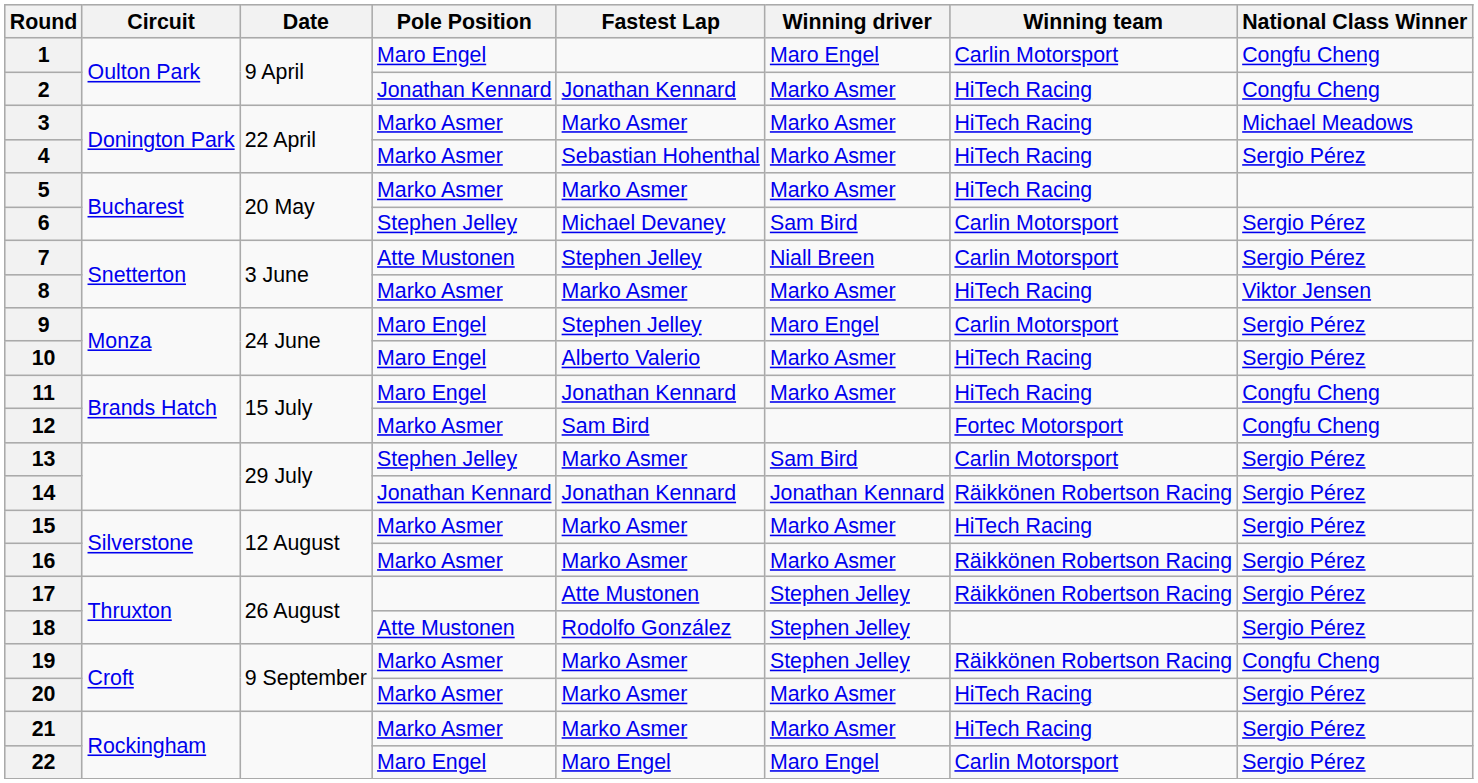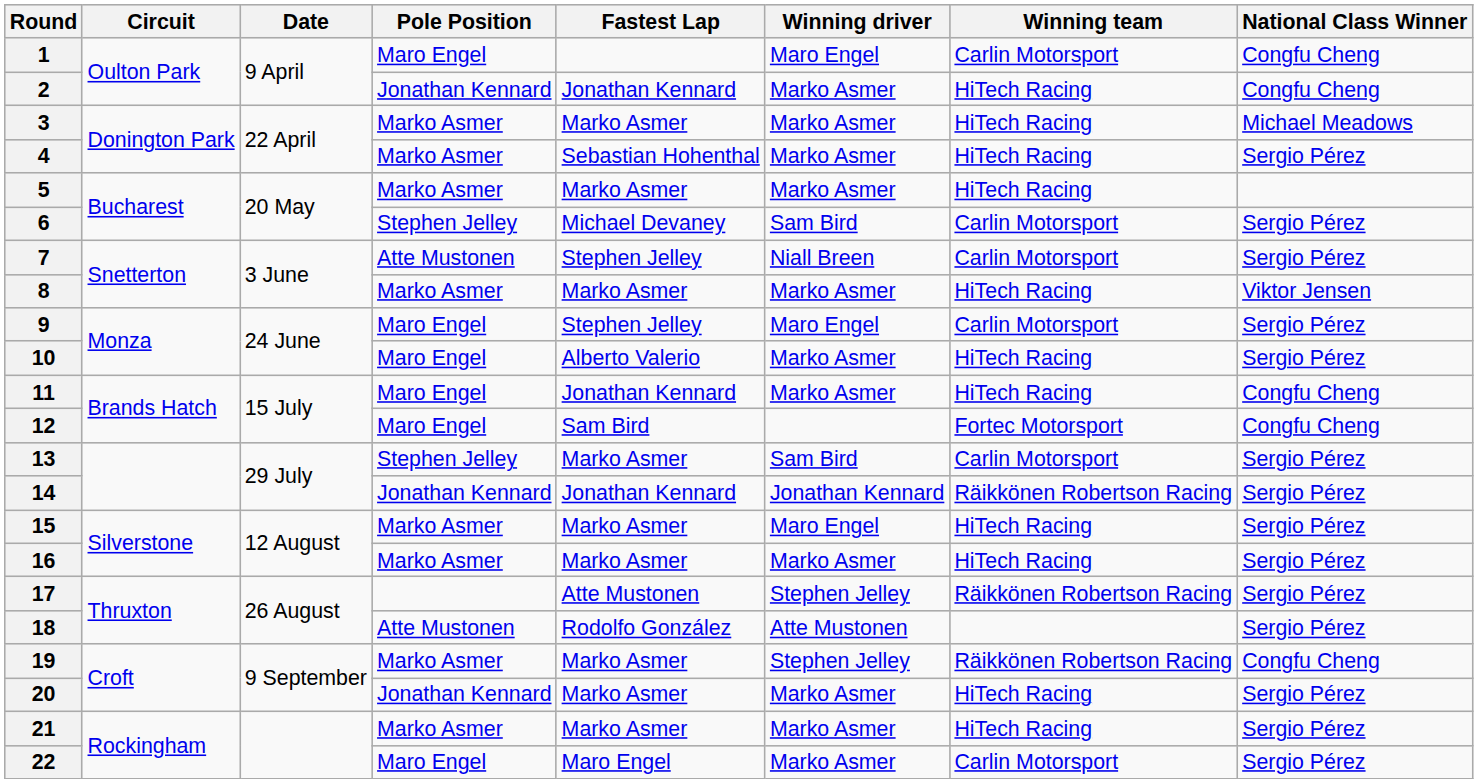(440, 425) Marko Asmer -> (432, 425) Maro Engel
(833, 526) Marko Asmer -> (824, 526) Maro Engel
(1093, 560) Räikkönen Robertson Racing -> (1023, 560) HiTech Racing
(840, 627) Stephen Jelley -> (839, 627) Atte Mustonen
(440, 694) Marko Asmer -> (464, 694) Jonathan Kennard
(824, 762) Maro Engel -> (833, 762) Marko Asmer
